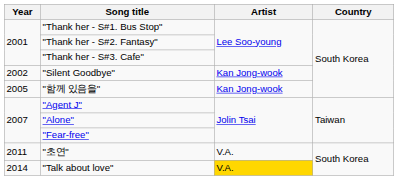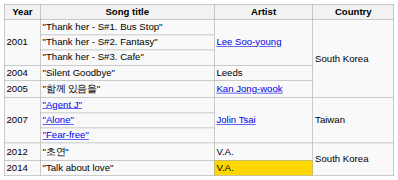(17, 73) 2002 -> (17, 73) 2004
(249, 73) Kan Jong-wook -> (229, 73) Leeds
(17, 151) 2011 -> (17, 151) 2012
